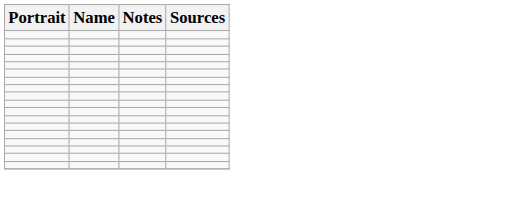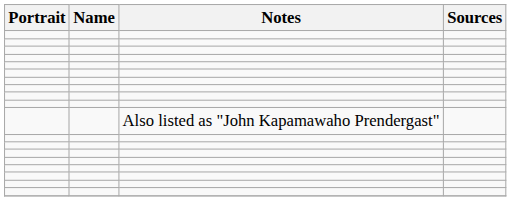+ row: (37, 121)
